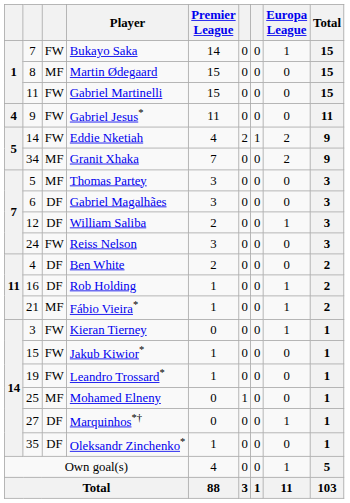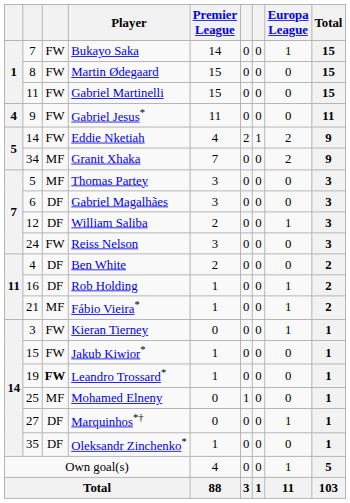(54, 72) MF -> (55, 72) FW
(54, 376) normal -> (55, 376) bold
